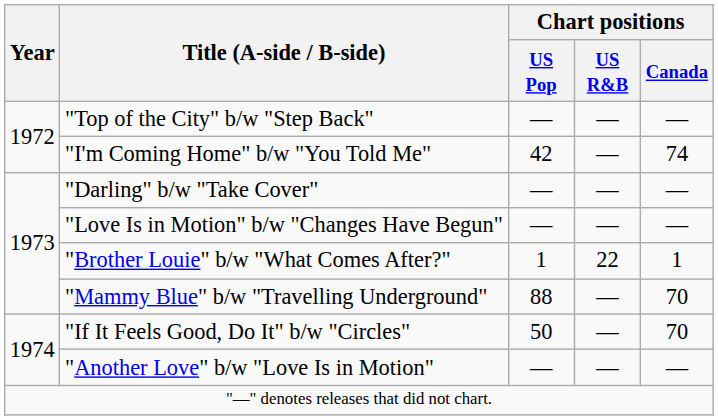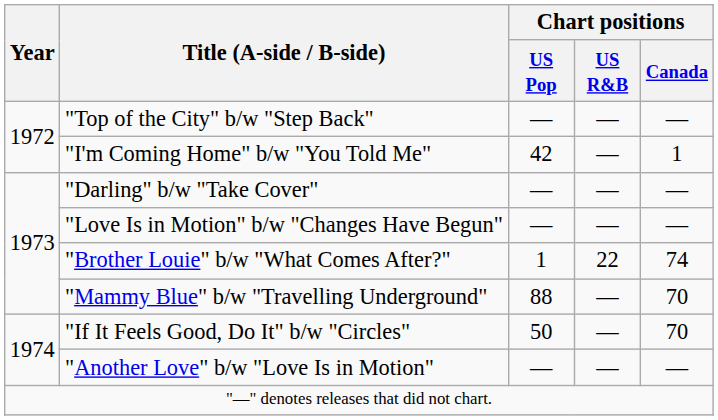(677, 154) 74 -> (677, 154) 1
(677, 260) 1 -> (677, 260) 74
